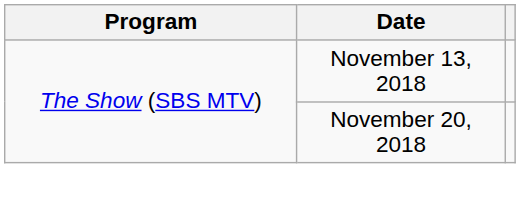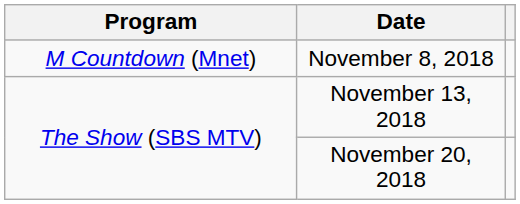+ row: (401, 58)
